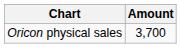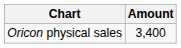(151, 33) 3,700 -> (151, 33) 3,400
